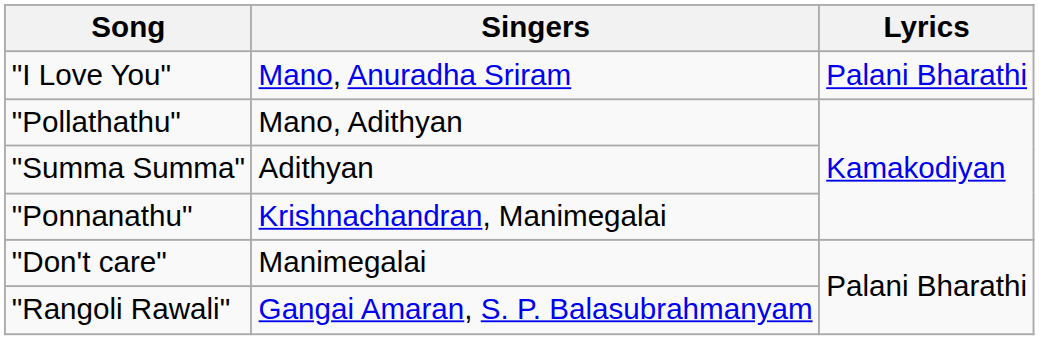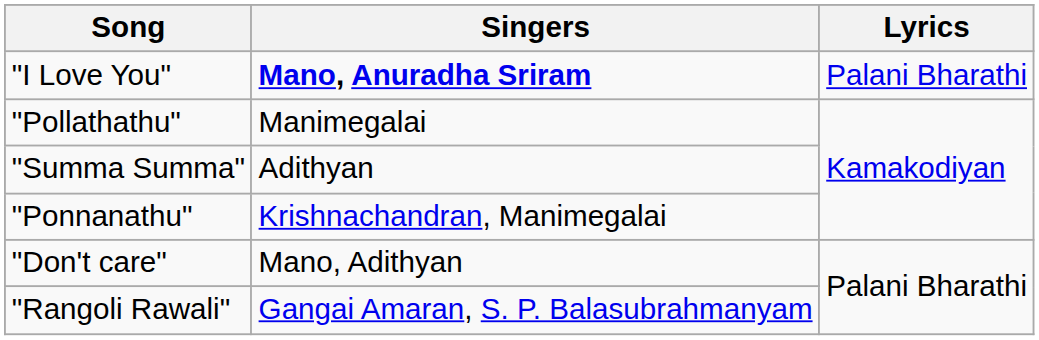(415, 74) normal -> (425, 74) bold
(361, 121) Mano, Adithyan -> (343, 121) Manimegalai
(343, 262) Manimegalai -> (361, 262) Mano, Adithyan
